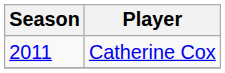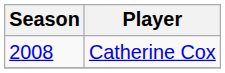(31, 51) 2011 -> (31, 51) 2008
